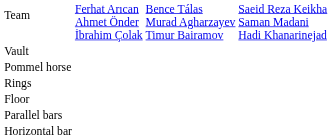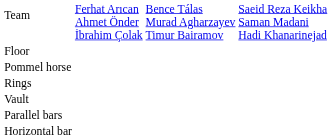rows swapped: (17, 99) <-> (17, 51)
